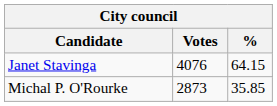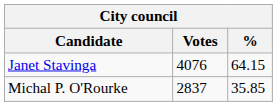(192, 88) 2873 -> (192, 88) 2837
